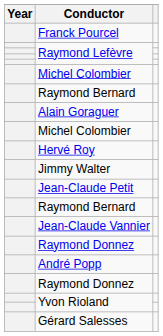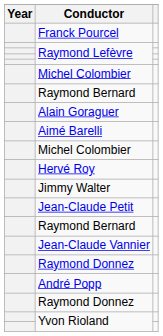+ row: (20, 131)
- row: (20, 321)
